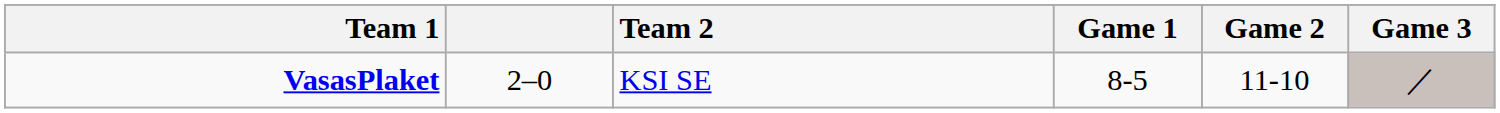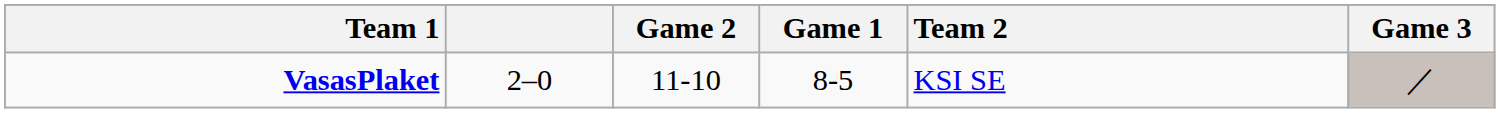columns swapped: (667, 28) <-> (1275, 28)
